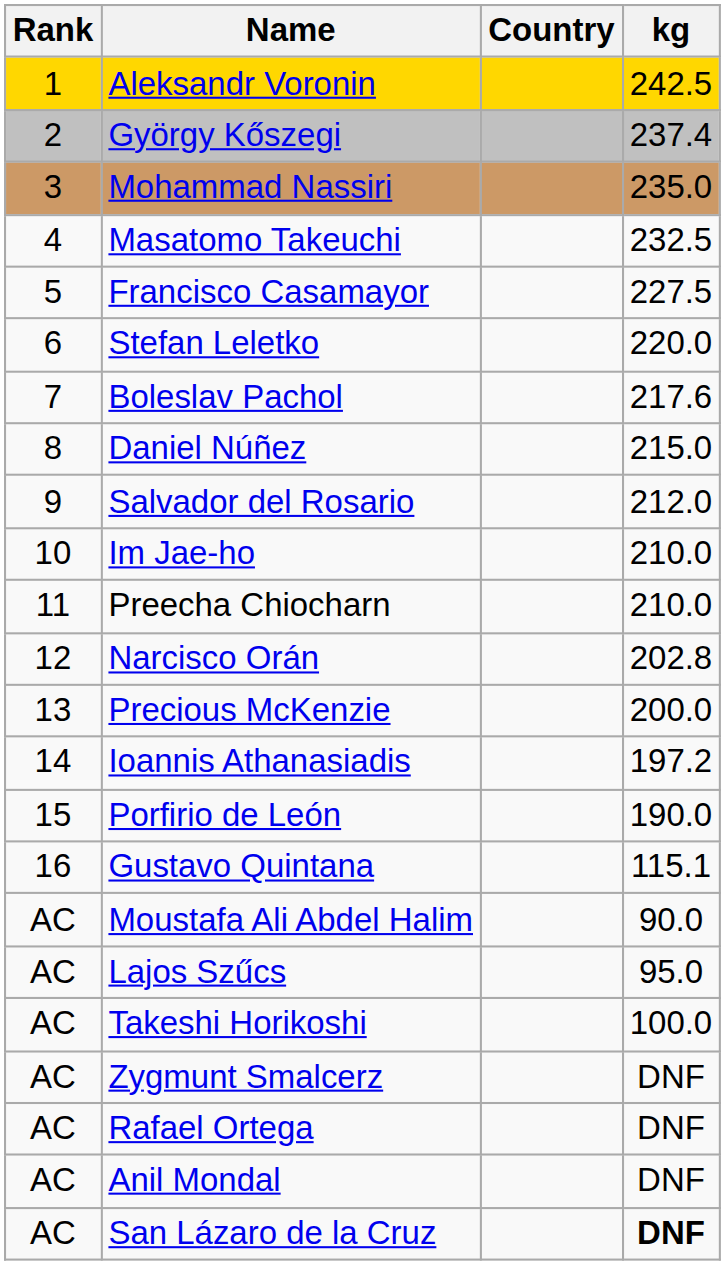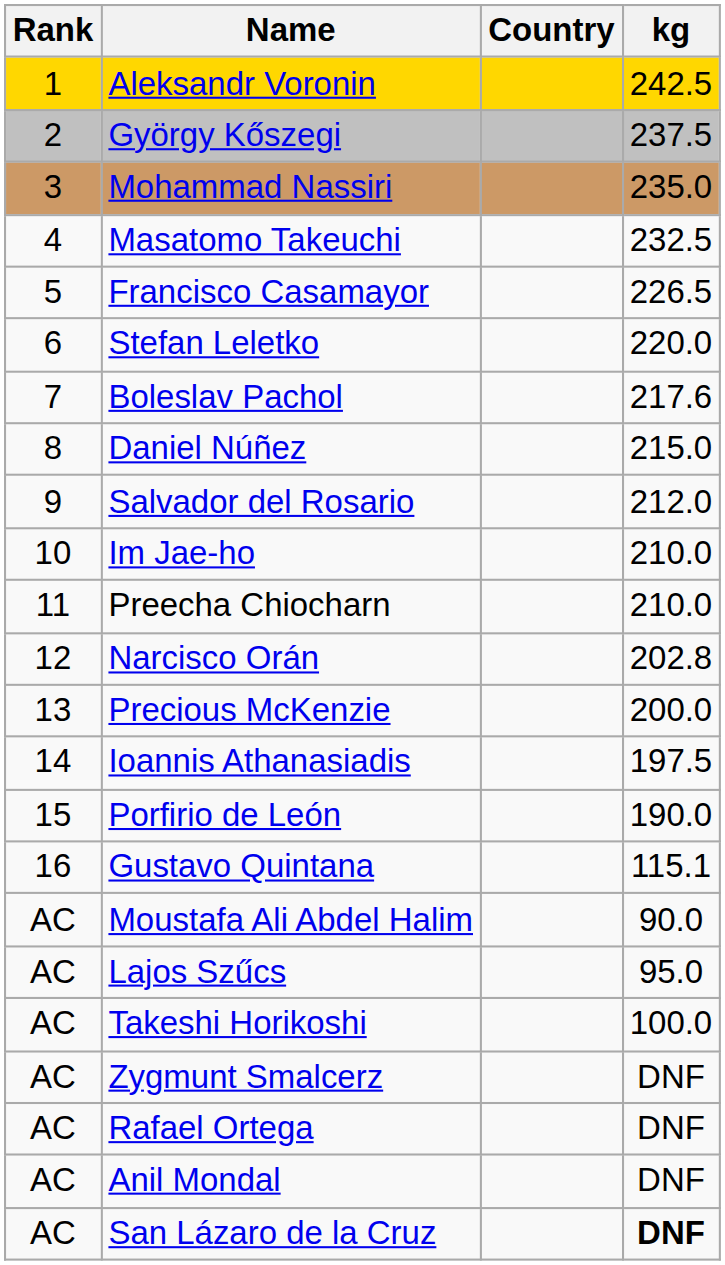(671, 135) 237.4 -> (671, 135) 237.5
(671, 291) 227.5 -> (671, 291) 226.5
(671, 762) 197.2 -> (671, 762) 197.5
